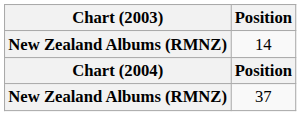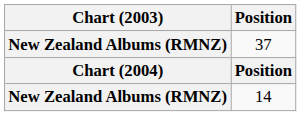rows swapped: (263, 44) <-> (263, 96)
